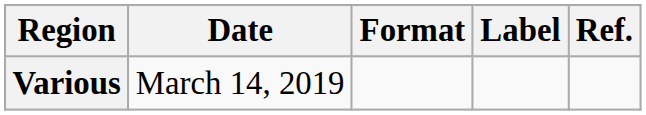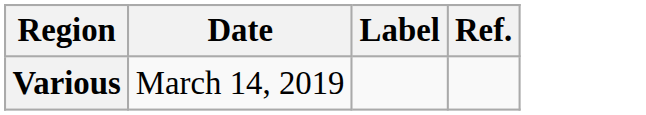- column: (412, 30)
